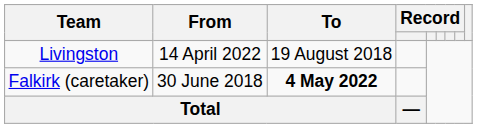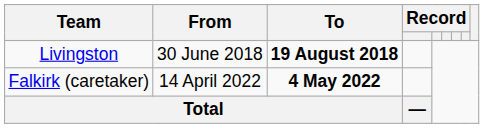(210, 54) 14 April 2022 -> (210, 54) 30 June 2018
(331, 54) normal -> (335, 54) bold
(210, 81) 30 June 2018 -> (210, 81) 14 April 2022
